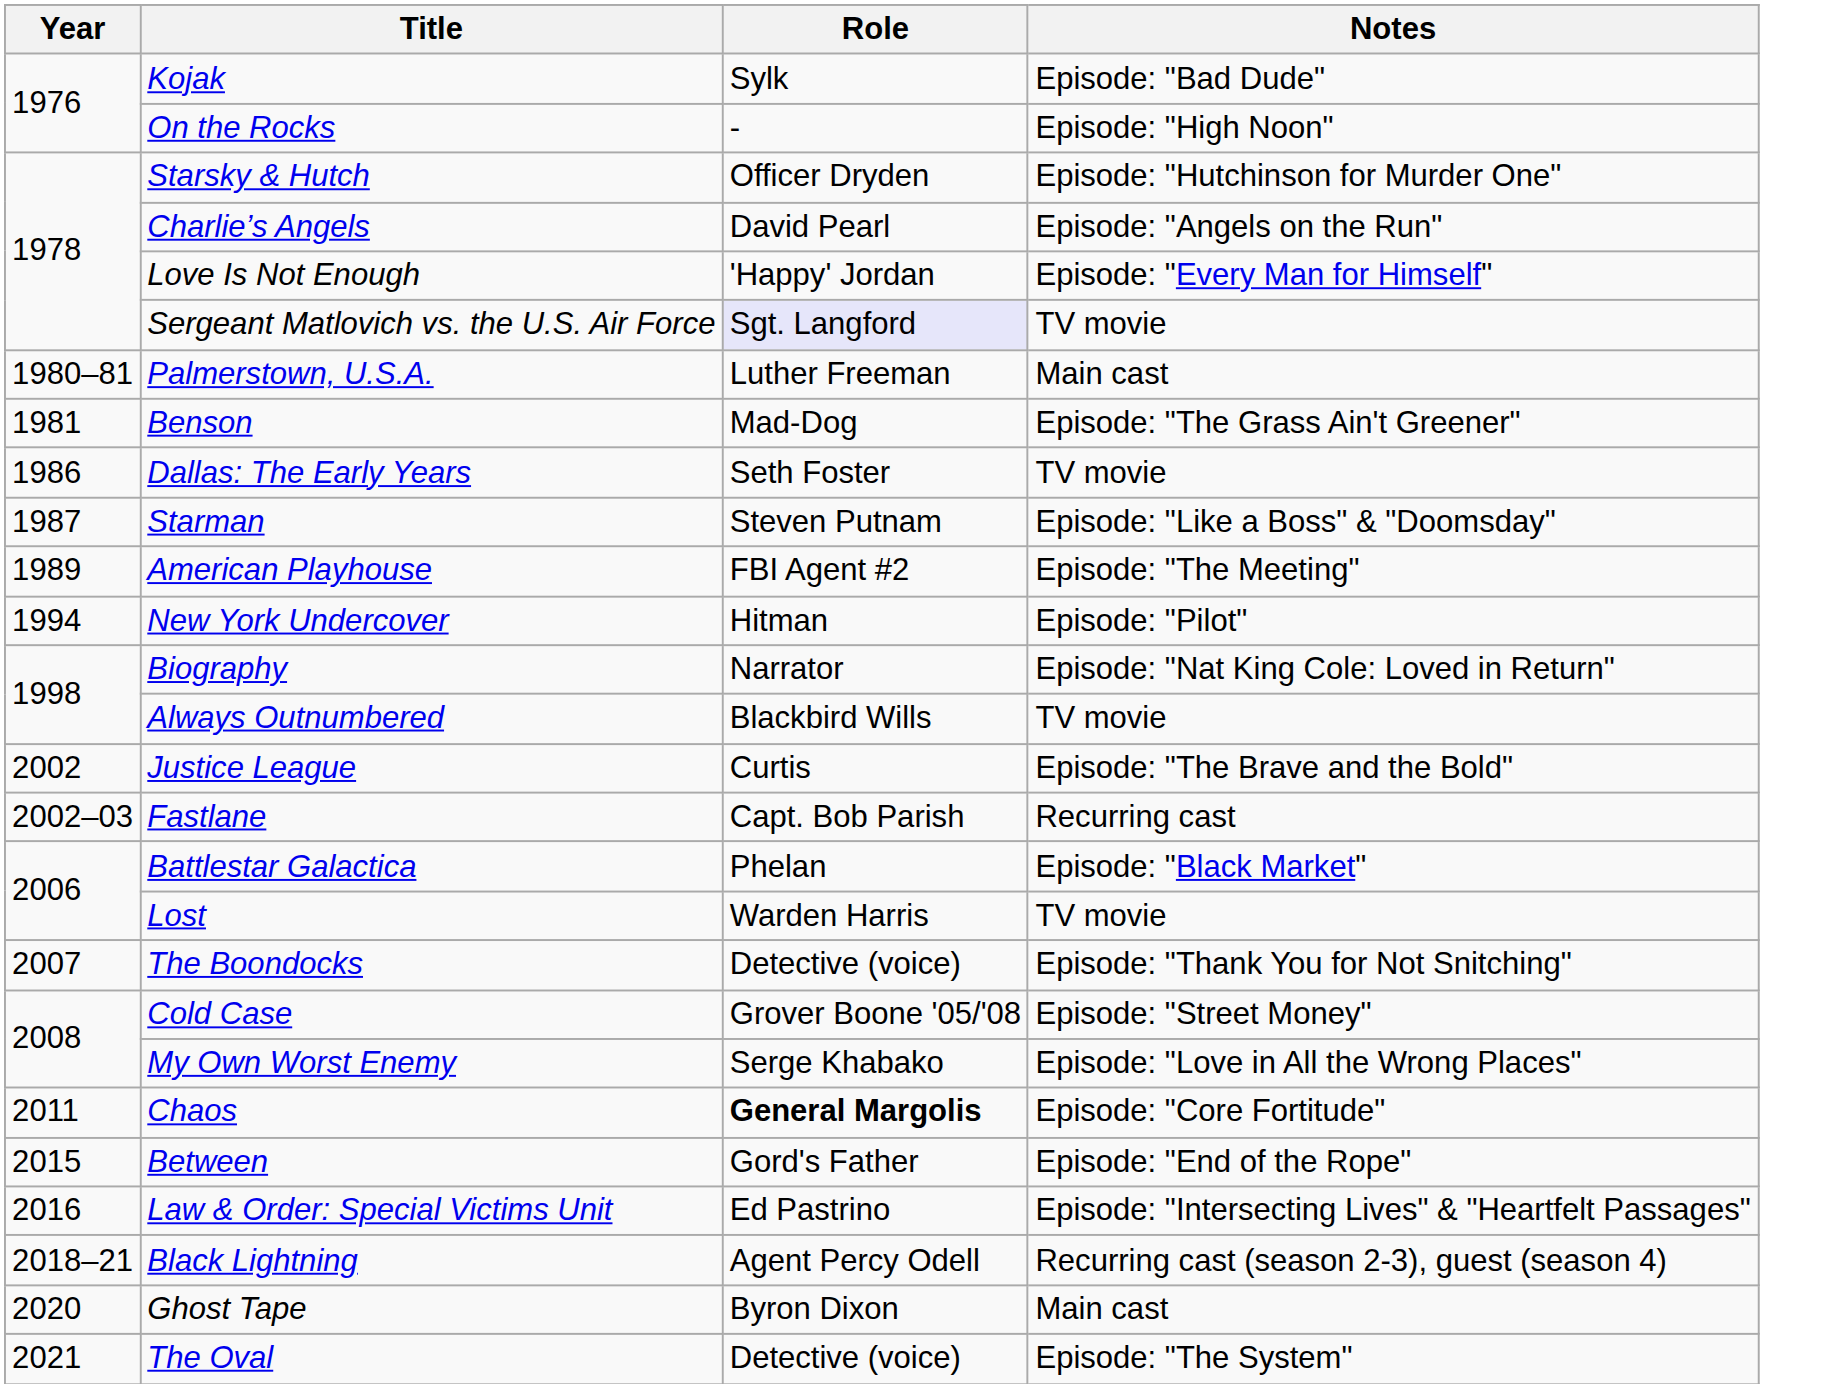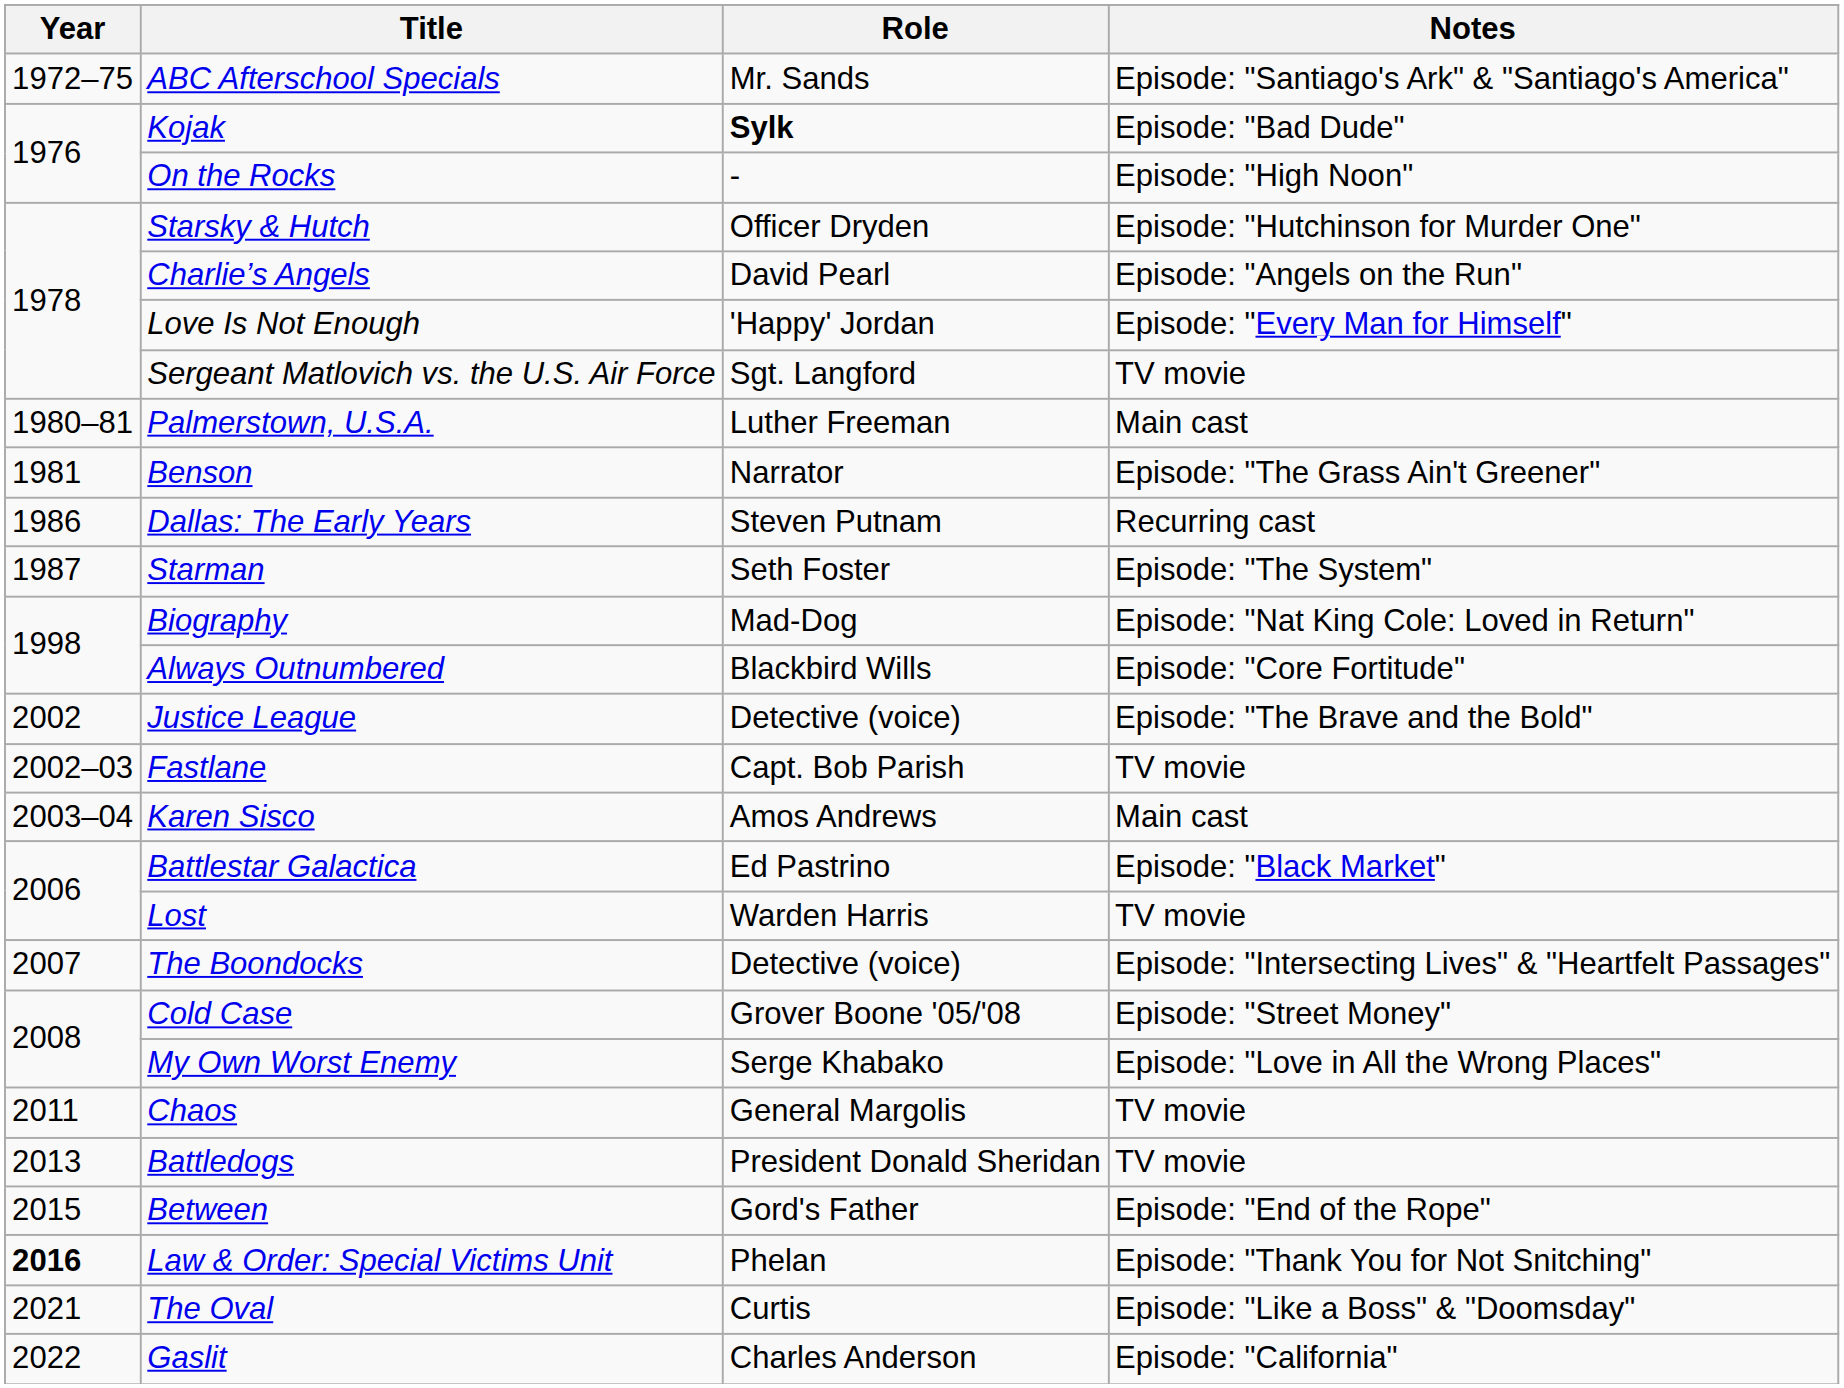+ row: (324, 78)
(759, 78) normal -> (762, 127) bold
(823, 324) lavender background -> (823, 373) no background
(794, 422) Mad-Dog -> (787, 472) Narrator
(810, 472) Seth Foster -> (836, 521) Steven Putnam
(1101, 472) TV movie -> (1215, 521) Recurring cast
(836, 521) Steven Putnam -> (810, 570) Seth Foster
(1296, 521) Episode: "Like a Boss" & "Doomsday" -> (1274, 570) Episode: "The System"
- row: (290, 570)
- row: (298, 619)
(787, 669) Narrator -> (794, 619) Mad-Dog
(1101, 718) TV movie -> (1290, 669) Episode: "Core Fortitude"
(770, 767) Curtis -> (845, 718) Detective (voice)
(1136, 816) Recurring cast -> (1181, 767) TV movie
+ row: (231, 816)
(778, 865) Phelan -> (810, 865) Ed Pastrino
(1304, 964) Episode: "Thank You for Not Snitching" -> (1473, 964) Episode: "Intersecting Lives" & "Heartfelt Passages"
(856, 1112) bold -> (848, 1112) normal
(1210, 1112) Episode: "Core Fortitude" -> (1181, 1112) TV movie
+ row: (221, 1161)
(47, 1210) normal -> (47, 1259) bold
(810, 1210) Ed Pastrino -> (778, 1259) Phelan
(1393, 1210) Episode: "Intersecting Lives" & "Heartfelt Passages" -> (1383, 1259) Episode: "Thank You for Not Snitching"
- row: (253, 1259)
- row: (227, 1309)
(845, 1358) Detective (voice) -> (770, 1309) Curtis
(1194, 1358) Episode: "The System" -> (1375, 1309) Episode: "Like a Boss" & "Doomsday"
+ row: (187, 1358)
